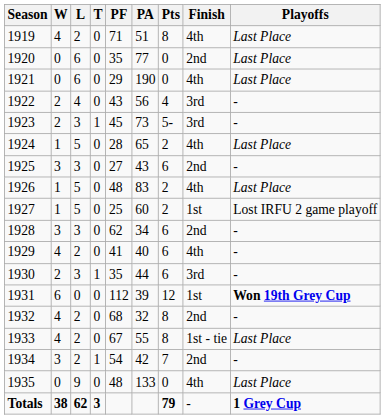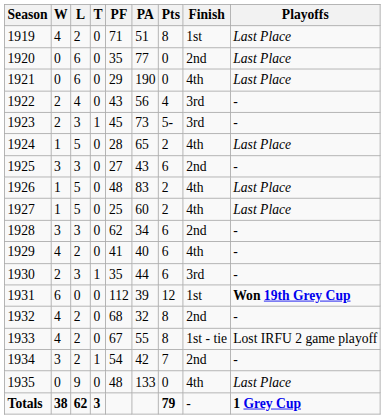(195, 36) 4th -> (194, 36) 1st
(194, 209) 1st -> (195, 209) 4th
(305, 209) Lost IRFU 2 game playoff -> (262, 209) Last Place
(262, 338) Last Place -> (305, 338) Lost IRFU 2 game playoff
